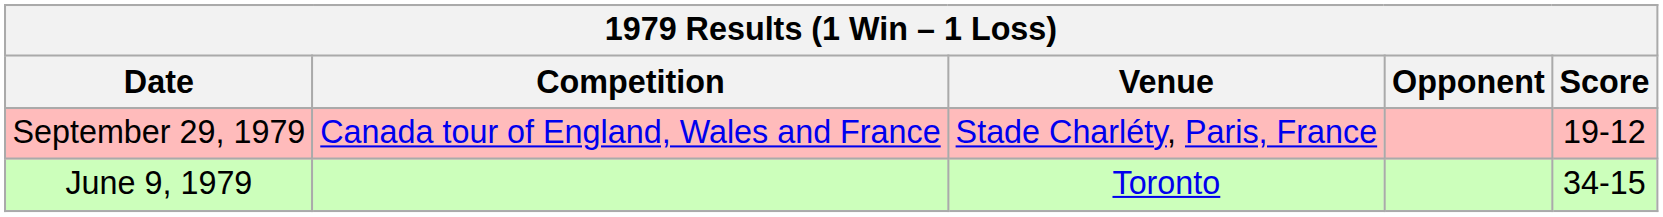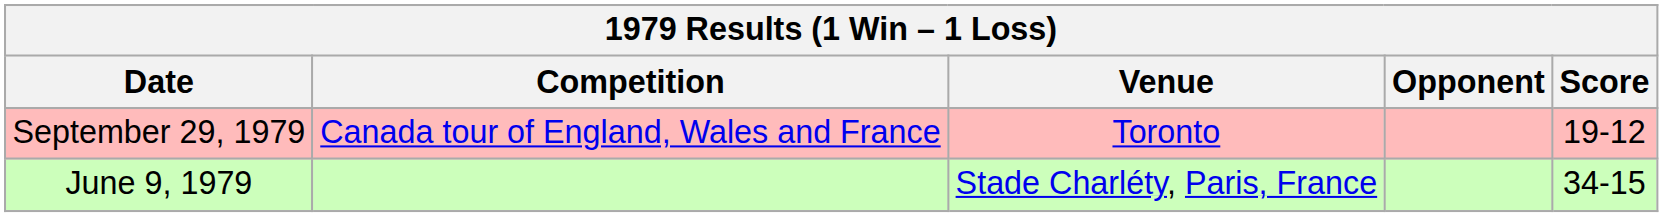(1166, 132) Stade Charléty, Paris, France -> (1166, 132) Toronto
(1166, 183) Toronto -> (1166, 183) Stade Charléty, Paris, France
